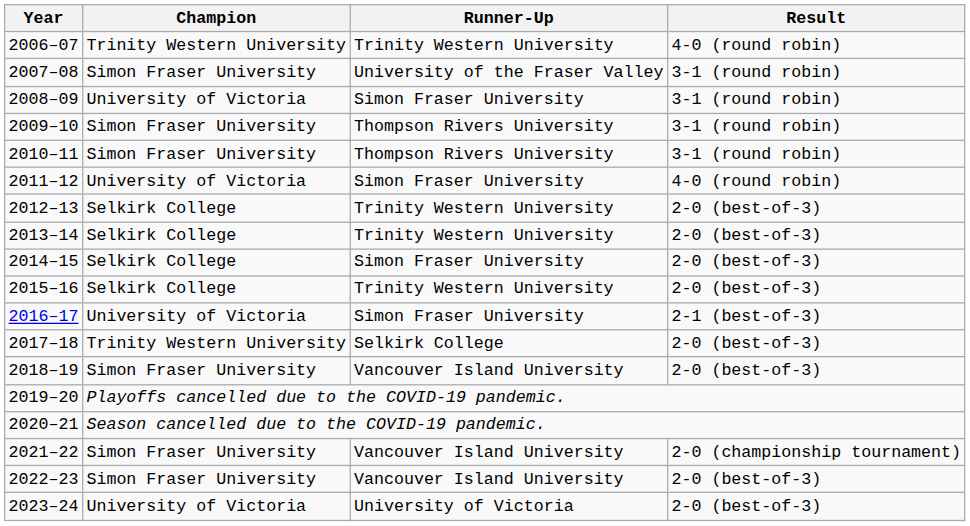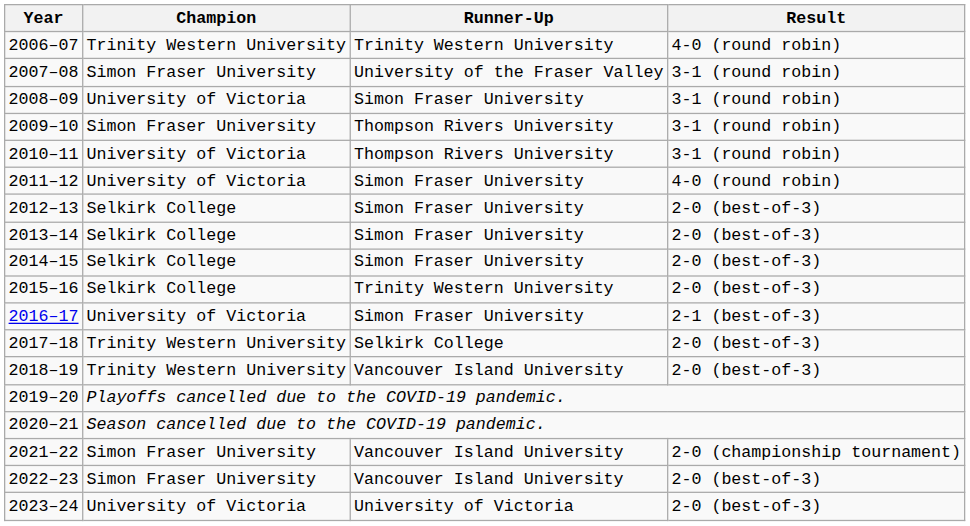(201, 154) Simon Fraser University -> (196, 154) University of Victoria
(484, 208) Trinity Western University -> (469, 208) Simon Fraser University
(484, 235) Trinity Western University -> (469, 235) Simon Fraser University
(201, 371) Simon Fraser University -> (216, 371) Trinity Western University
